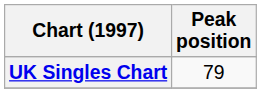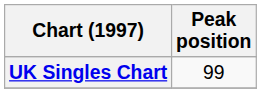(214, 72) 79 -> (214, 72) 99
